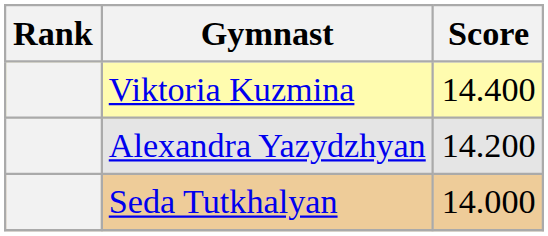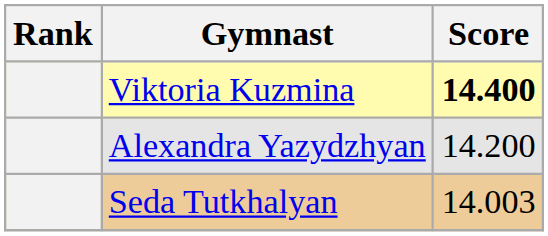(489, 89) normal -> (489, 89) bold
(489, 202) 14.000 -> (489, 202) 14.003
